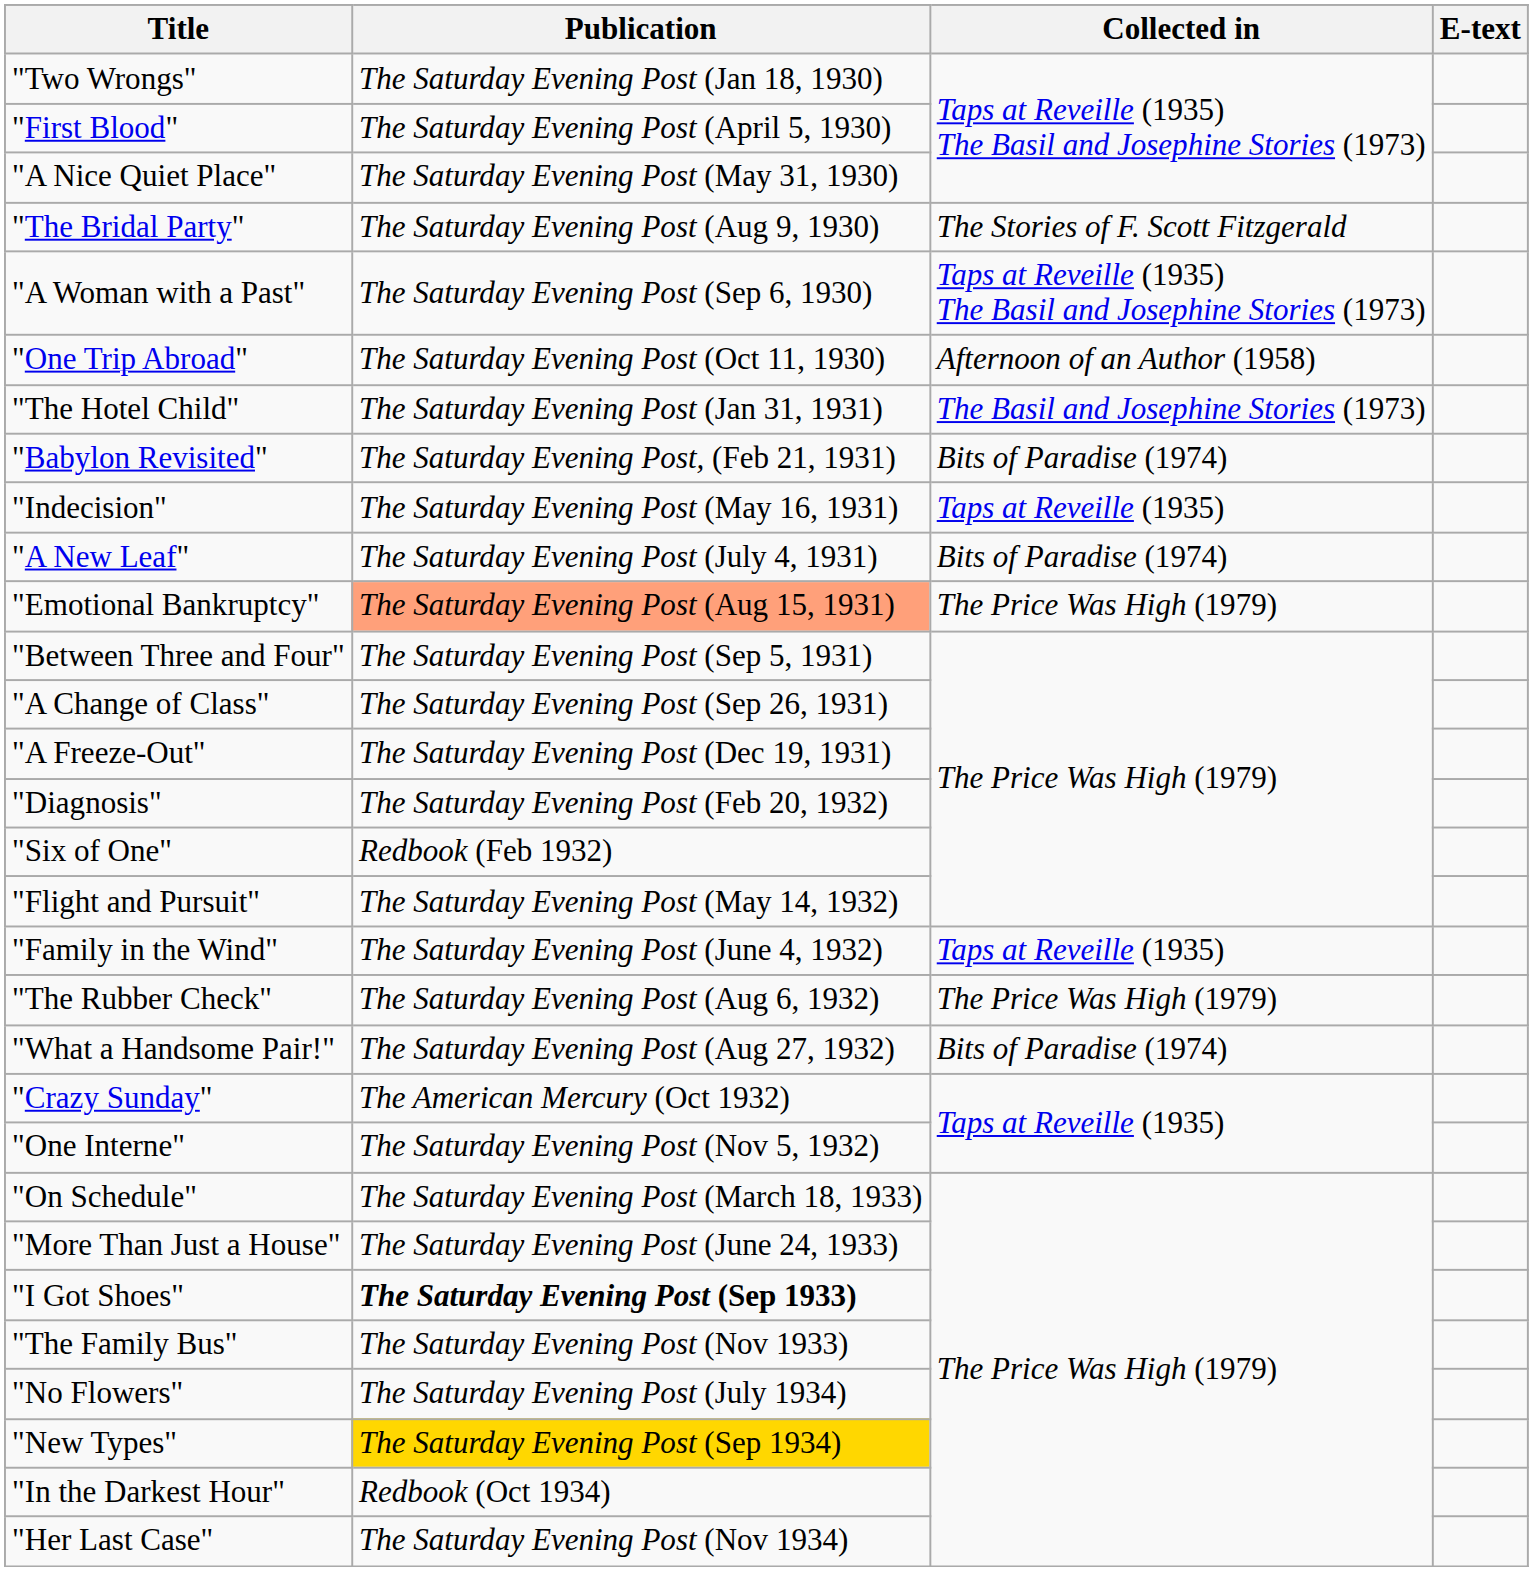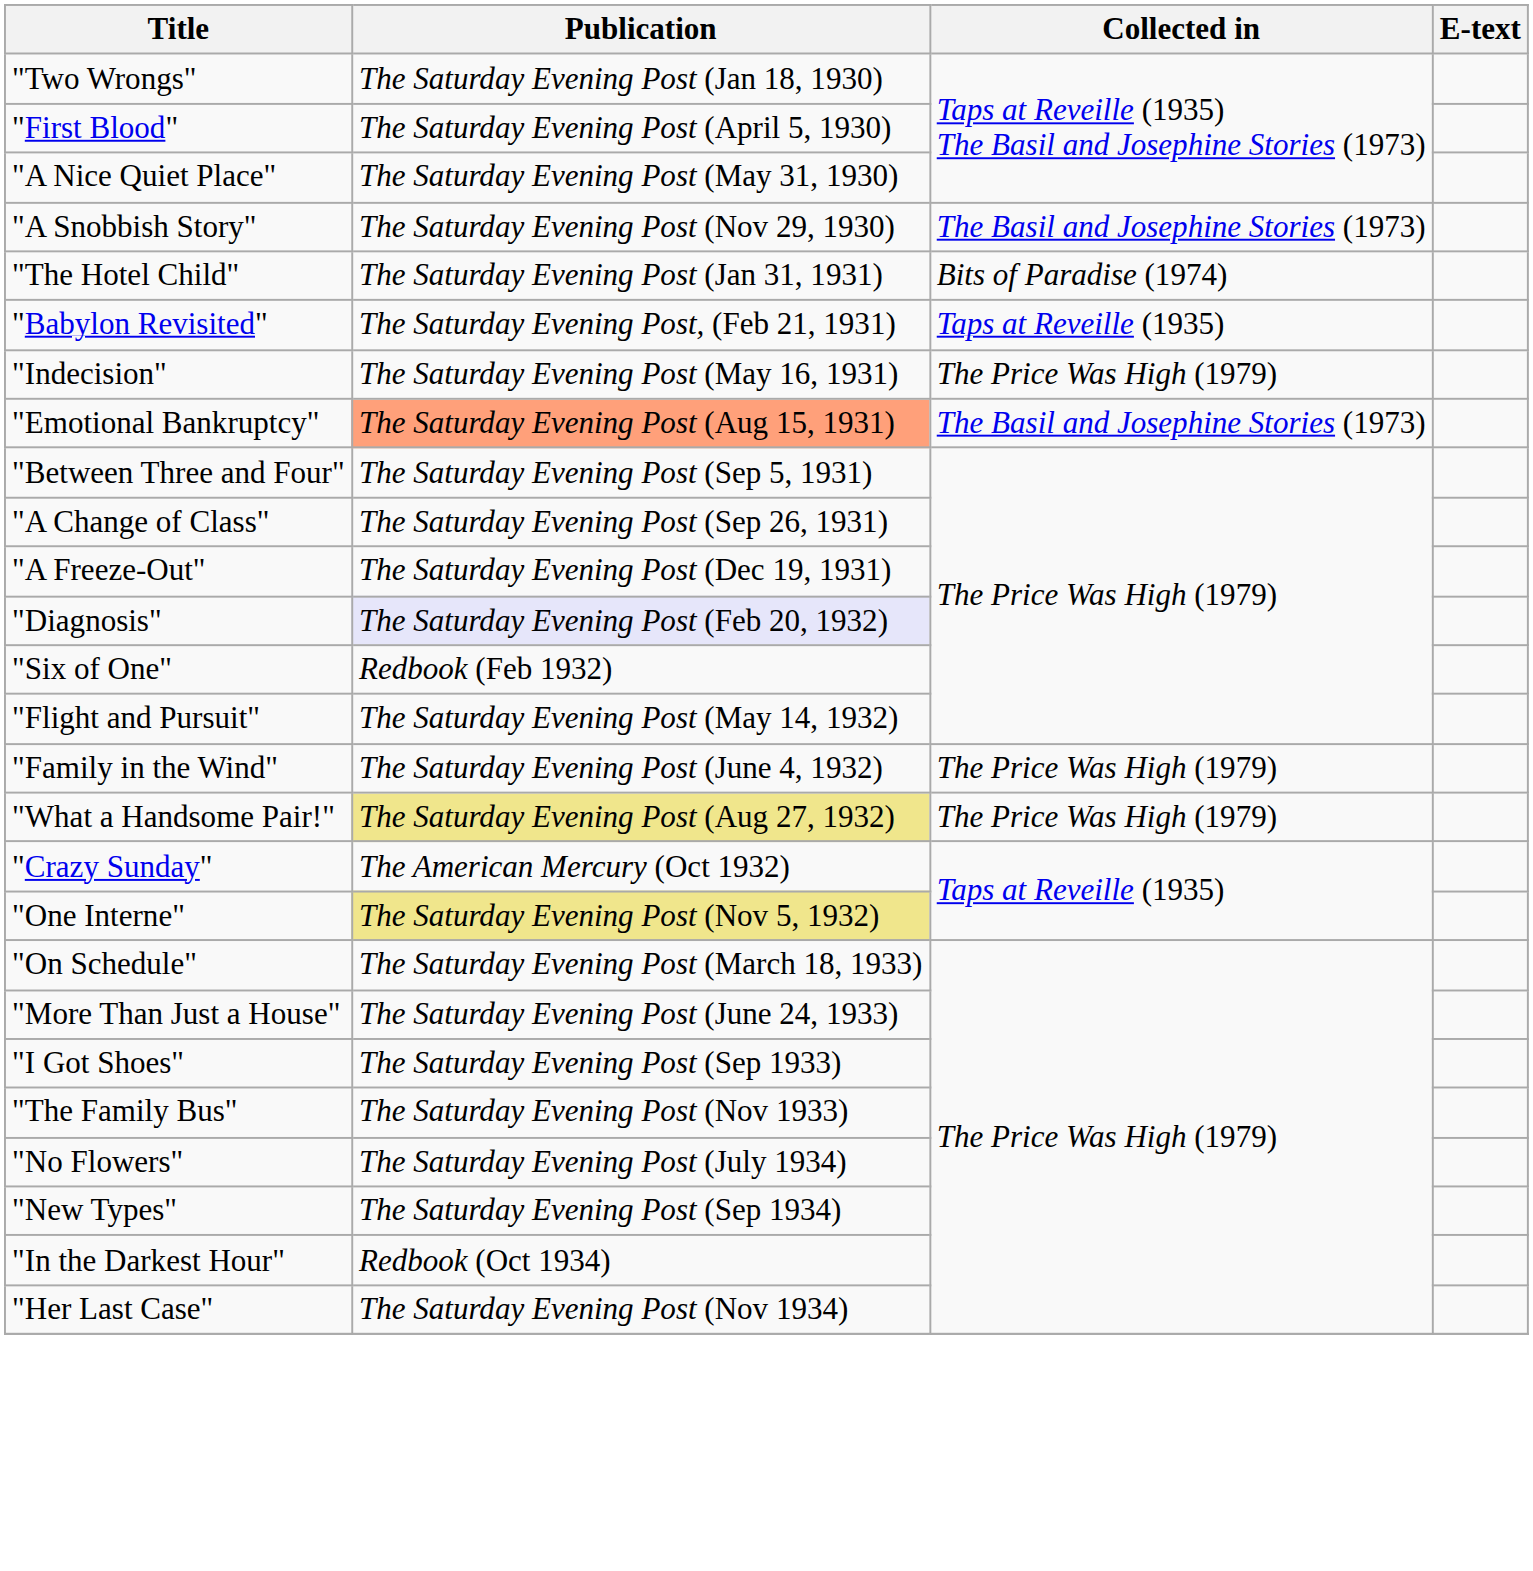- row: (128, 226)
- row: (159, 292)
- row: (130, 359)
+ row: (134, 226)
(1181, 408) The Basil and Josephine Stories (1973) -> (1082, 275) Bits of Paradise (1974)
(1082, 457) Bits of Paradise (1974) -> (1081, 324) Taps at Reveille (1935)
(1081, 507) Taps at Reveille (1935) -> (1107, 373) The Price Was High (1979)
- row: (101, 556)
(1107, 605) The Price Was High (1979) -> (1181, 422) The Basil and Josephine Stories (1973)
(623, 802) no background -> (623, 619) lavender background
(1081, 950) Taps at Reveille (1935) -> (1107, 767) The Price Was High (1979)
- row: (142, 999)
(627, 1048) no background -> (627, 816) khaki background
(1082, 1048) Bits of Paradise (1974) -> (1107, 816) The Price Was High (1979)
(619, 1147) no background -> (619, 915) khaki background
(608, 1294) bold -> (600, 1062) normal
(600, 1442) gold background -> (600, 1210) no background
